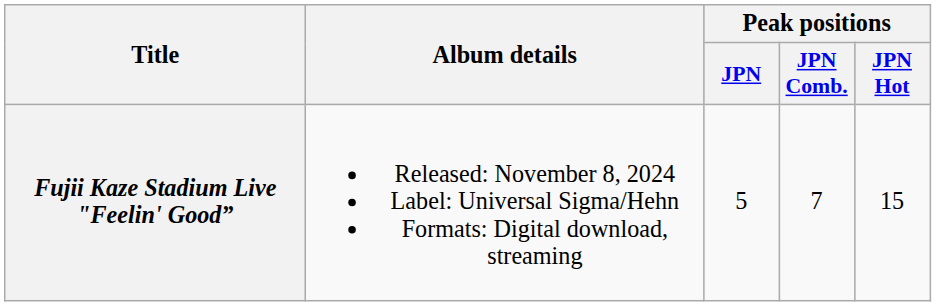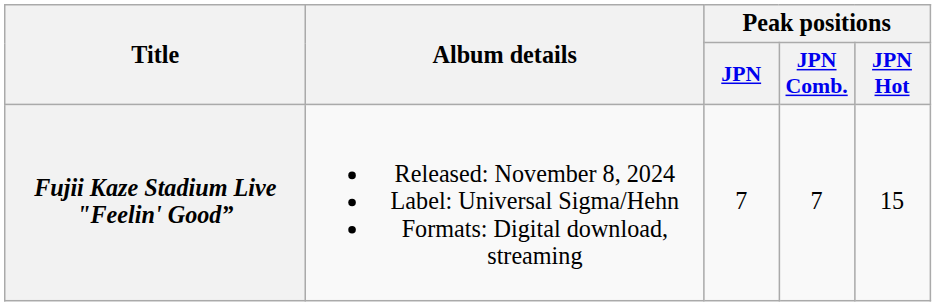(741, 202) 5 -> (741, 202) 7
